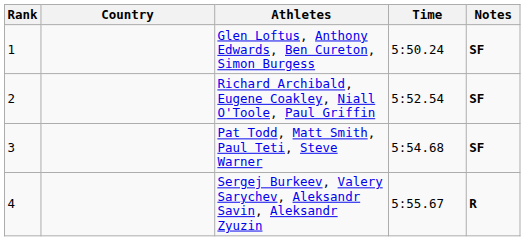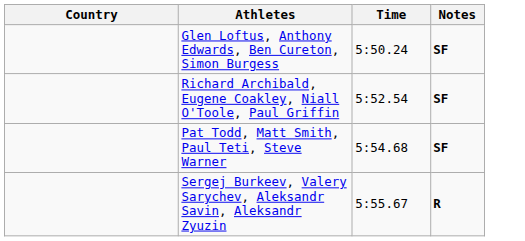- column: (22, 15)
